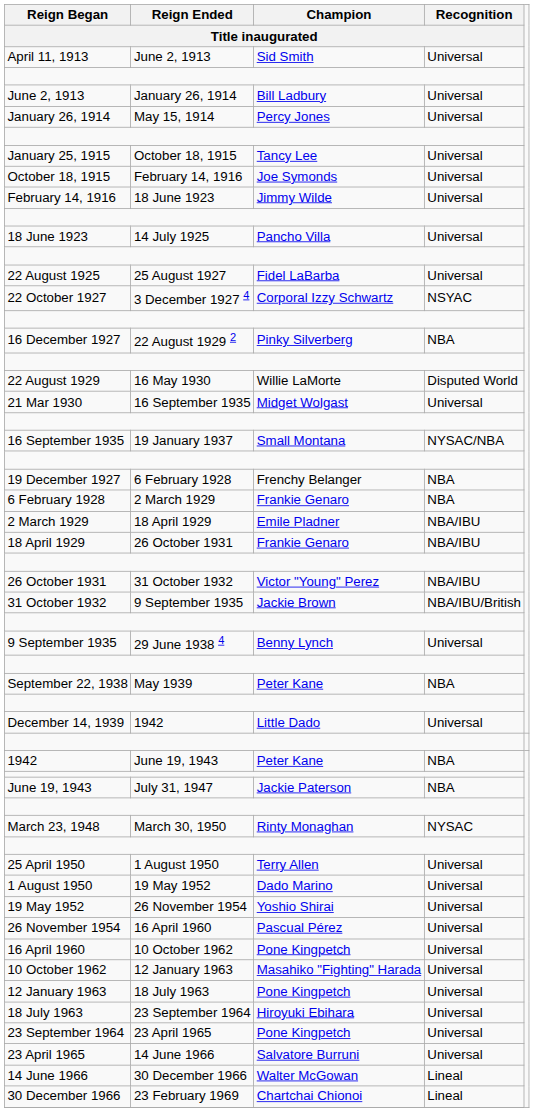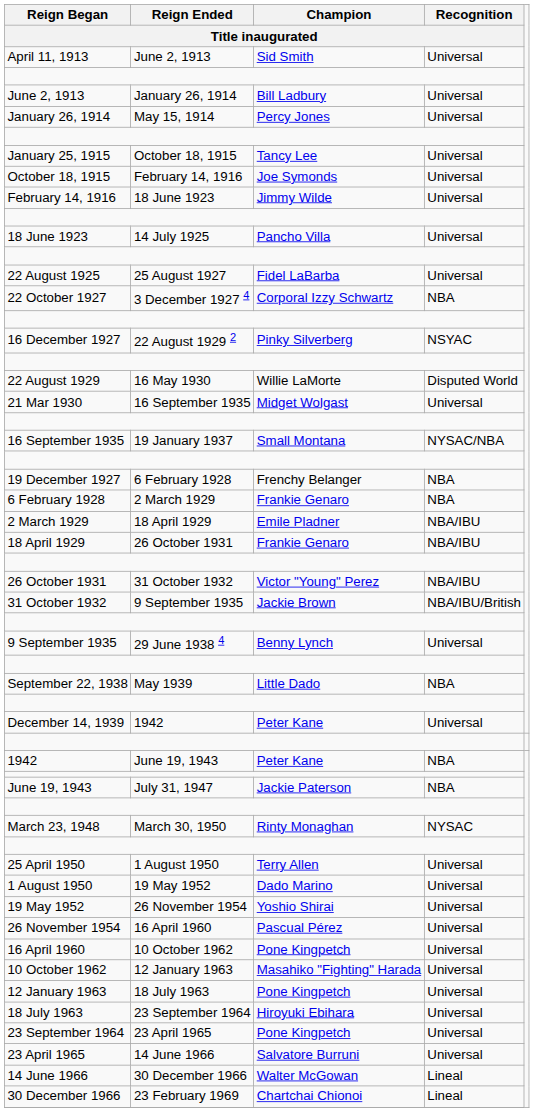(450, 298) NSYAC -> (441, 298) NBA
(441, 340) NBA -> (450, 340) NSYAC
(290, 683) Peter Kane -> (288, 683) Little Dado
(288, 722) Little Dado -> (290, 722) Peter Kane
